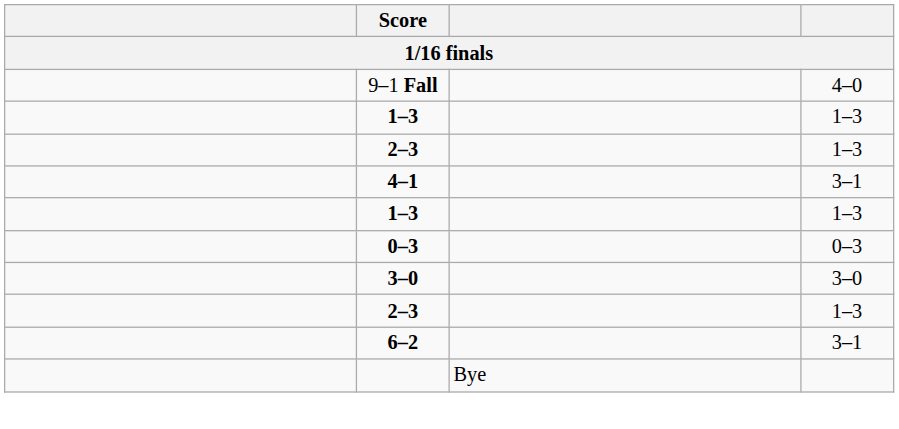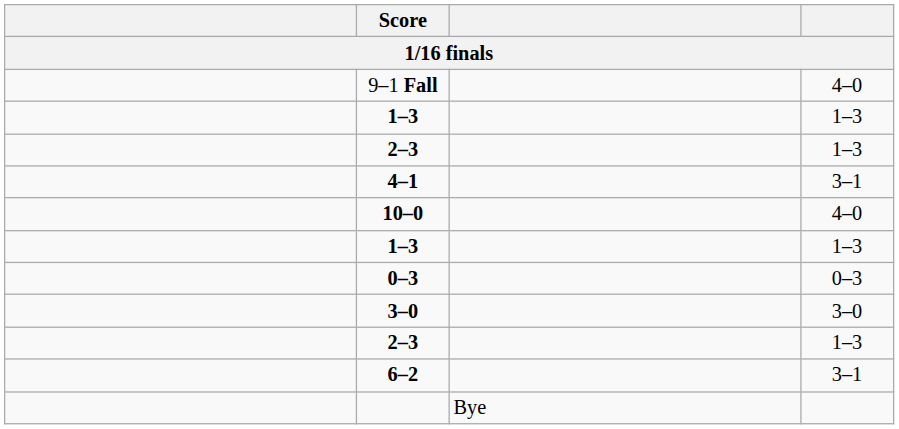+ row: (403, 213)
